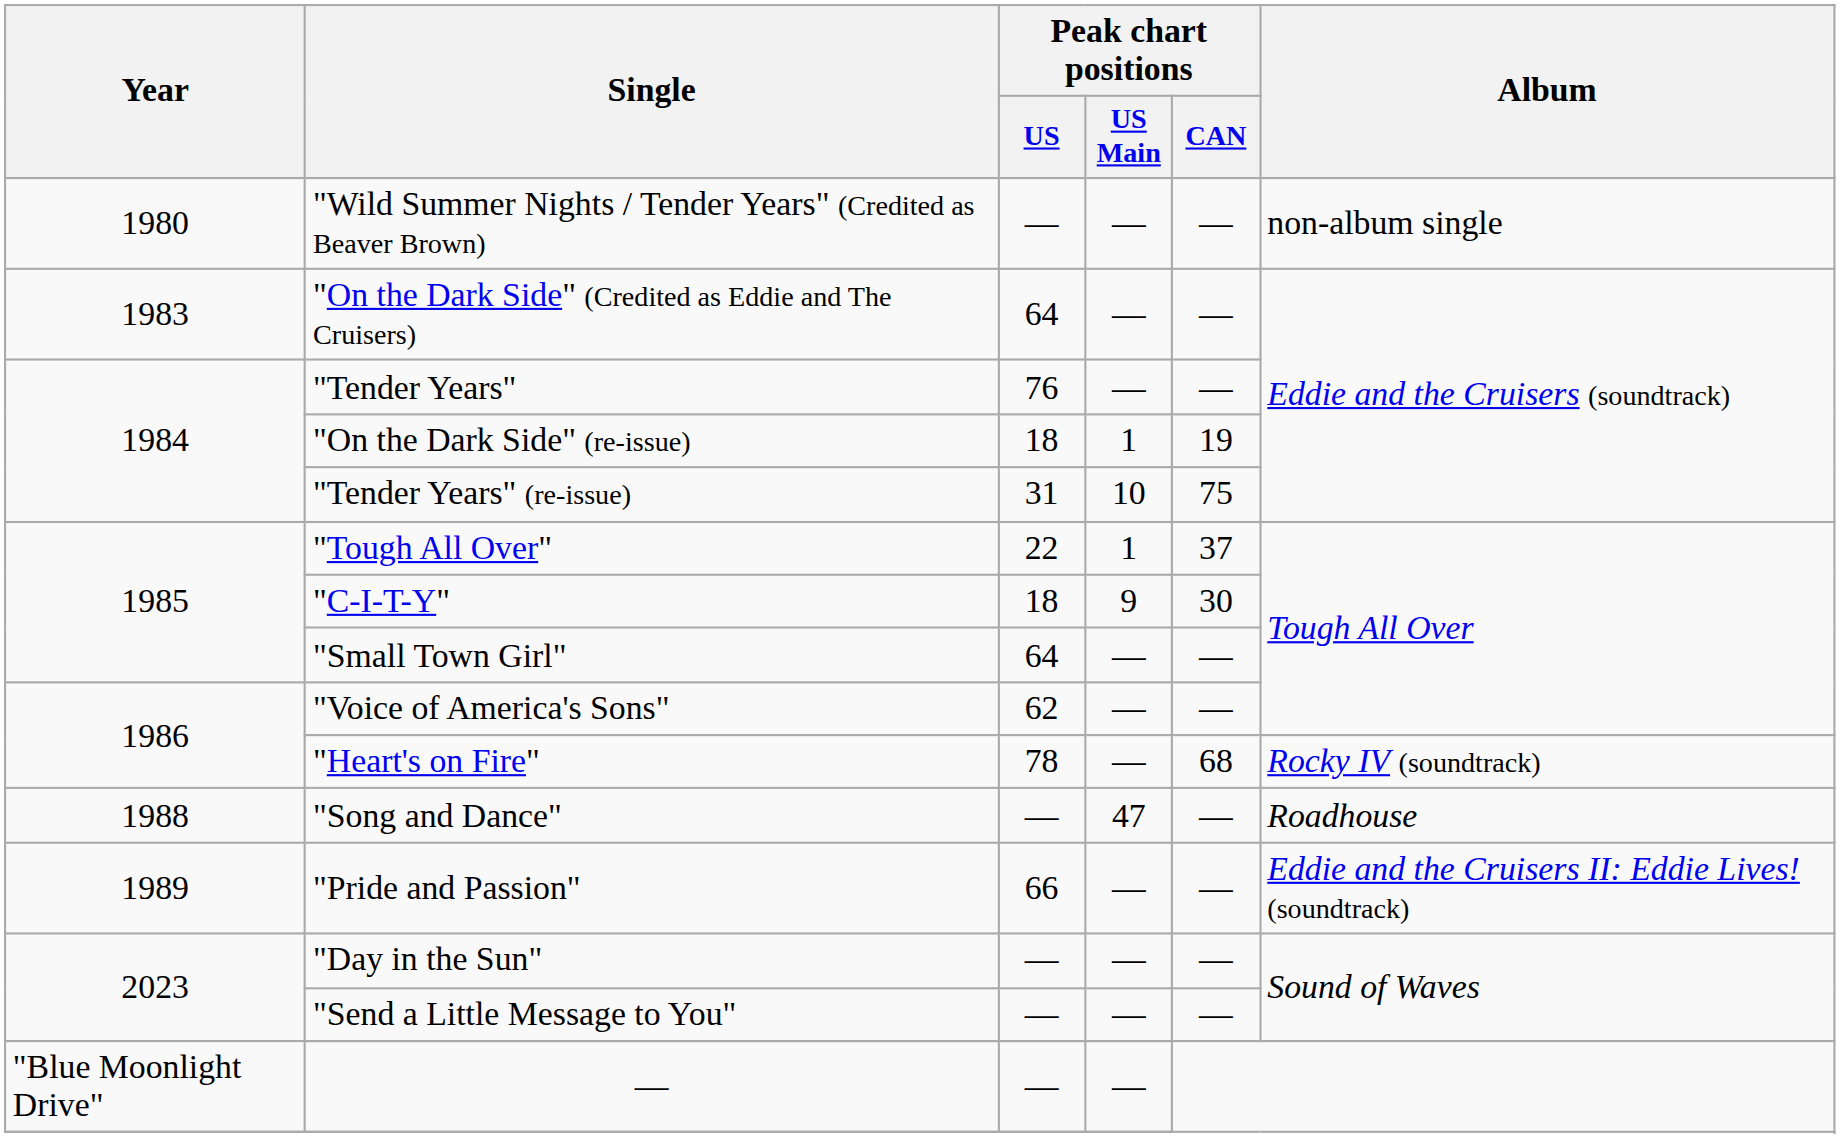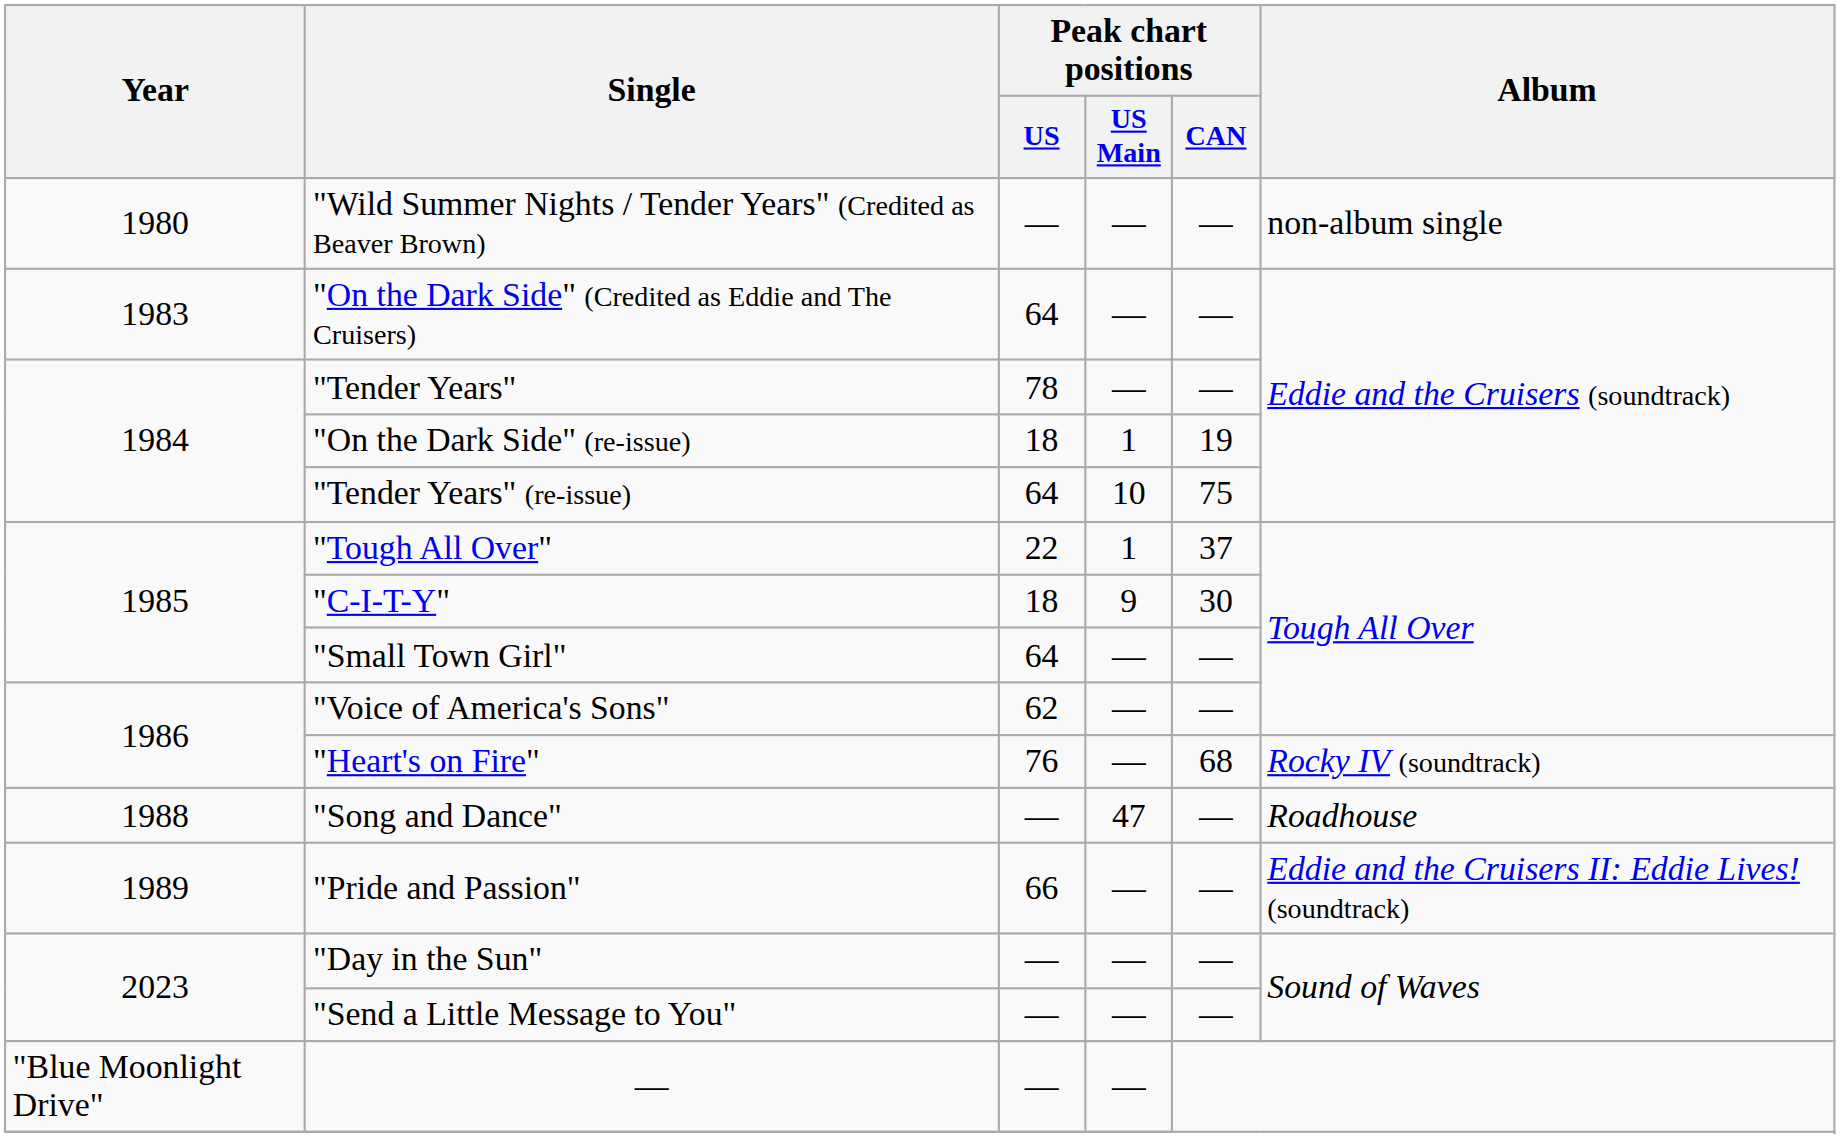(1042, 386) 76 -> (1042, 386) 78
(1042, 493) 31 -> (1042, 493) 64
(1042, 761) 78 -> (1042, 761) 76
